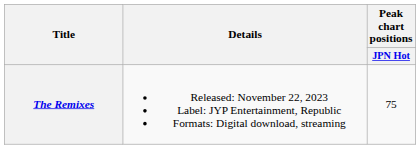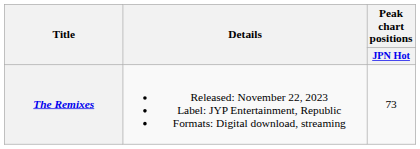(391, 104) 75 -> (391, 104) 73
